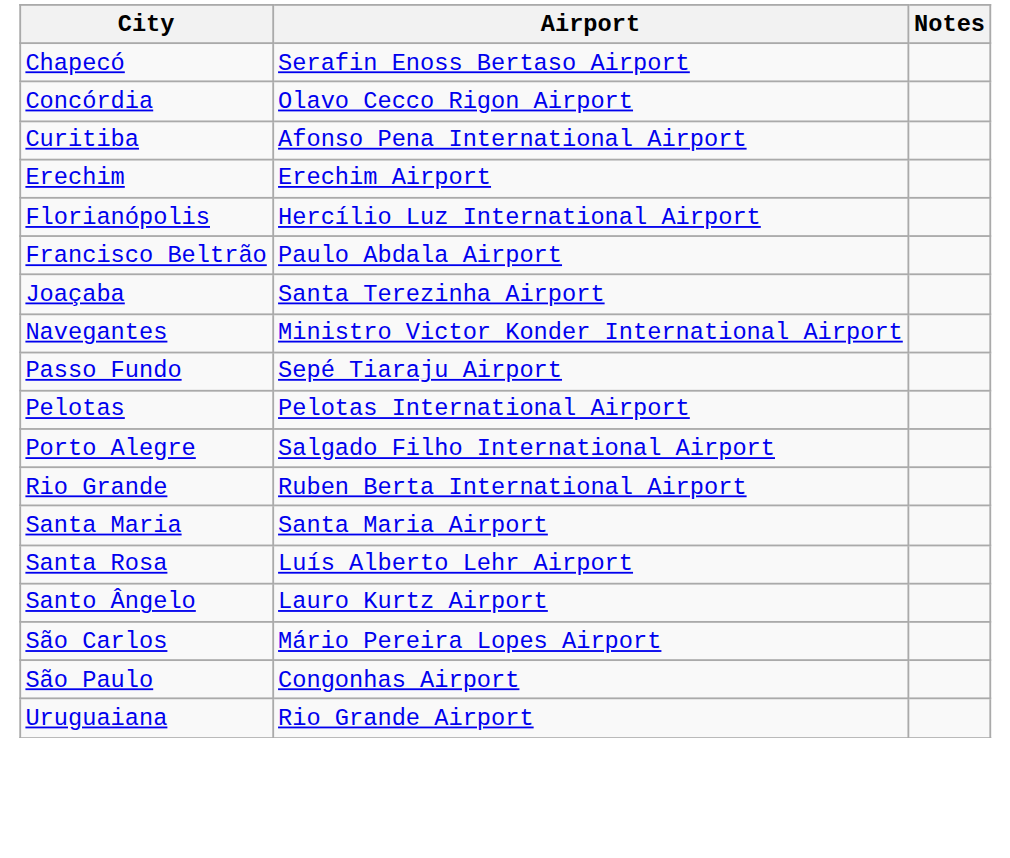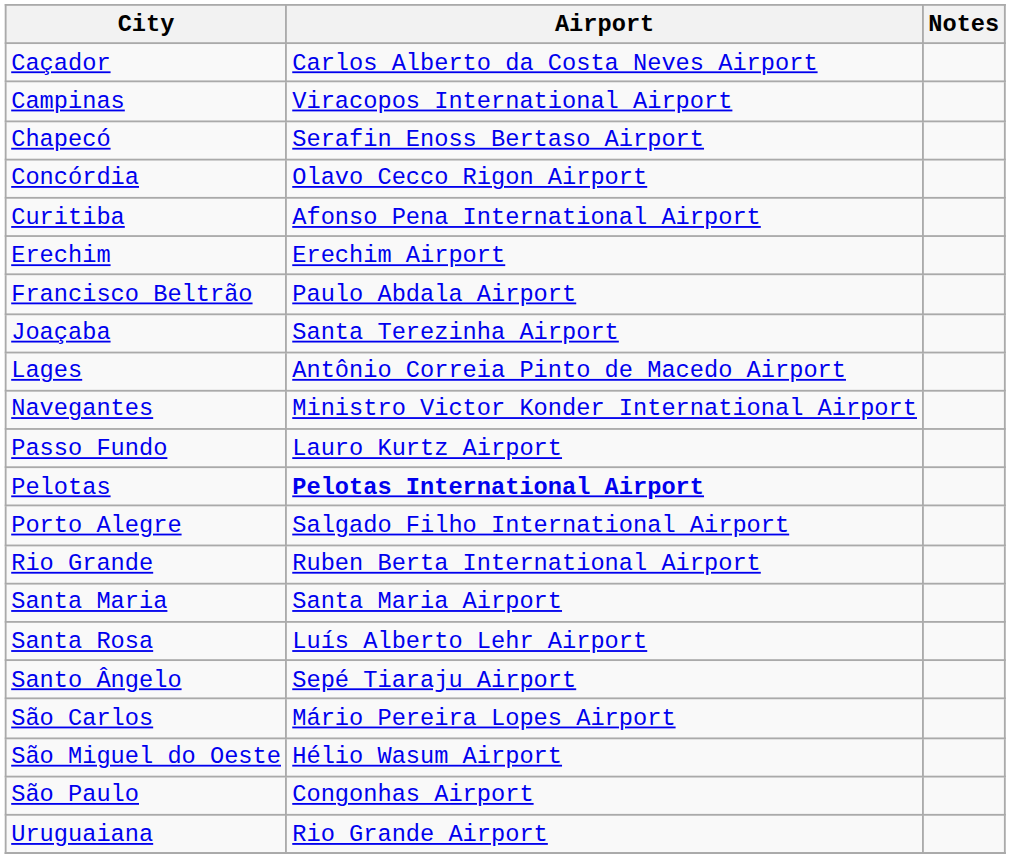+ row: (61, 63)
+ row: (68, 101)
- row: (118, 217)
+ row: (47, 371)
(420, 371) Sepé Tiaraju Airport -> (427, 448) Lauro Kurtz Airport
(484, 410) normal -> (498, 487) bold
(413, 603) Lauro Kurtz Airport -> (434, 680) Sepé Tiaraju Airport
+ row: (146, 757)
